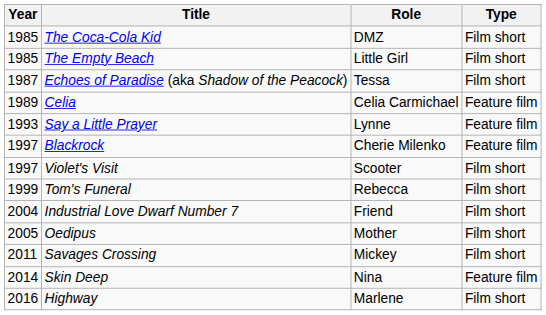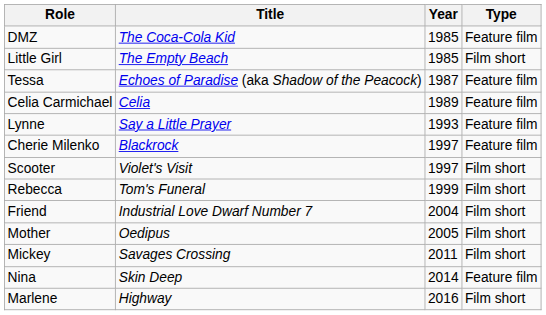columns swapped: (23, 15) <-> (406, 15)
(495, 37) Film short -> (501, 37) Feature film
(495, 80) Film short -> (501, 80) Feature film
